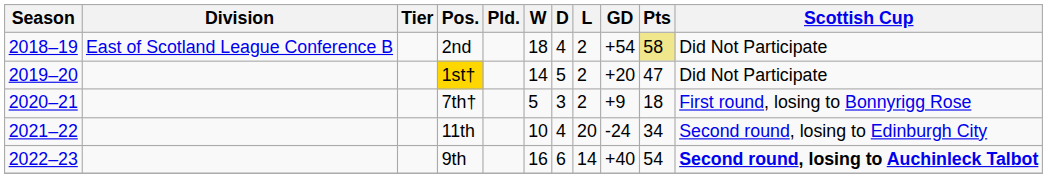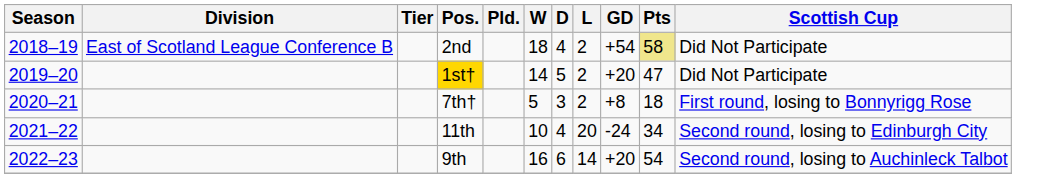(615, 103) +9 -> (615, 103) +8
(620, 159) +40 -> (620, 159) +20
(859, 159) bold -> (843, 159) normal
